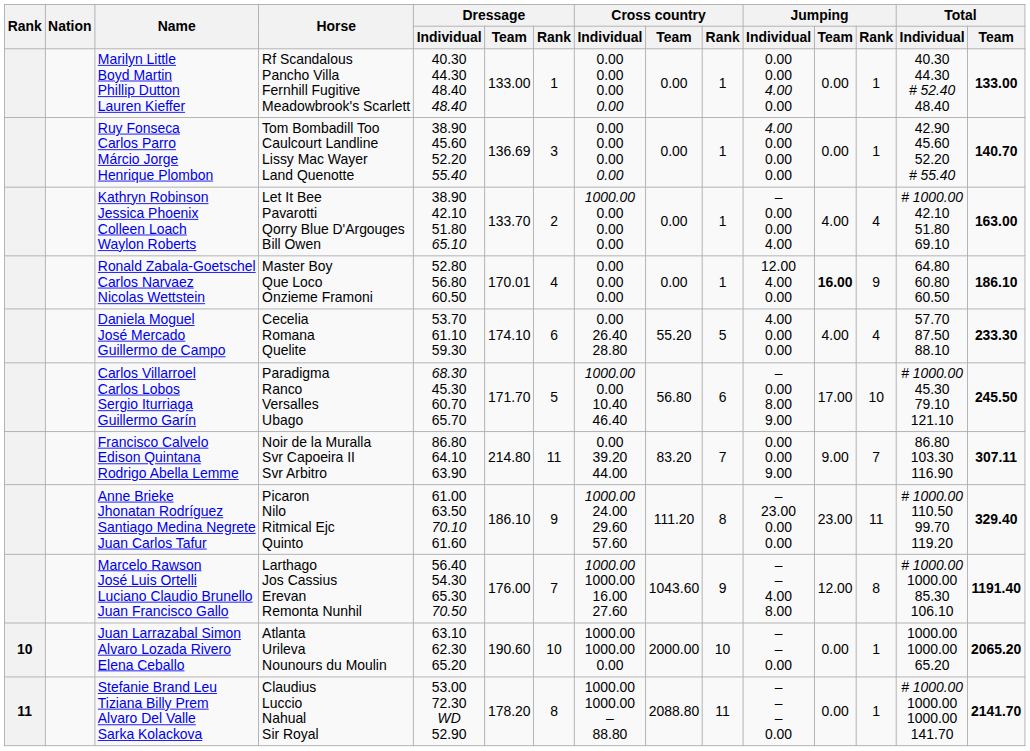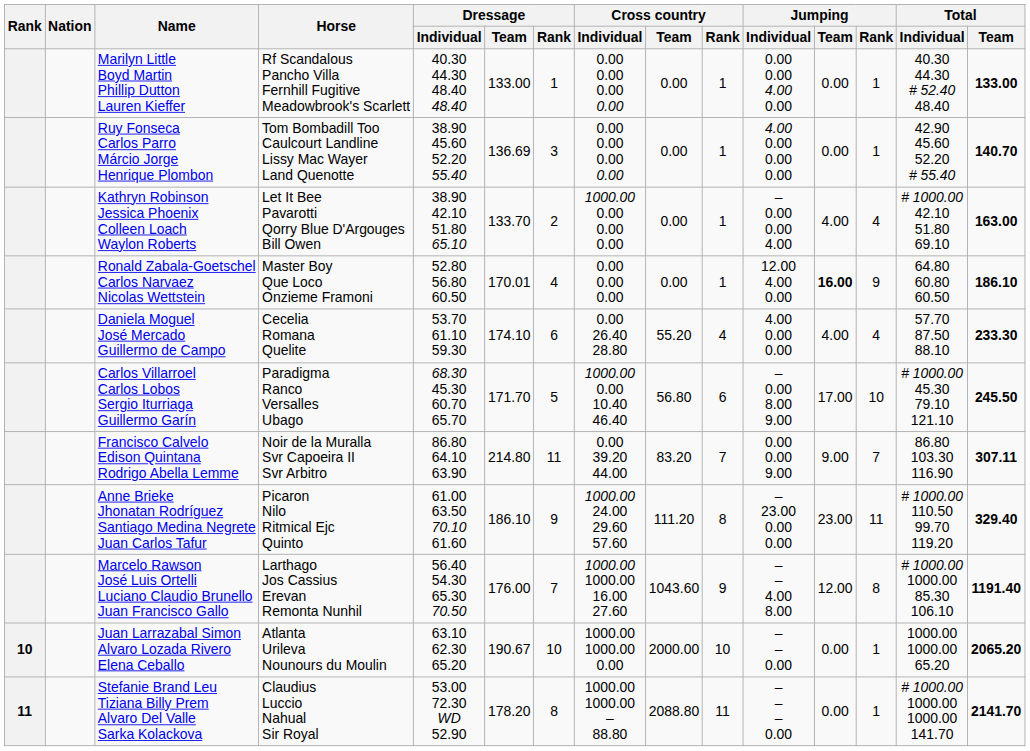(723, 335) 5 -> (723, 335) 4
(509, 649) 190.60 -> (509, 649) 190.67
